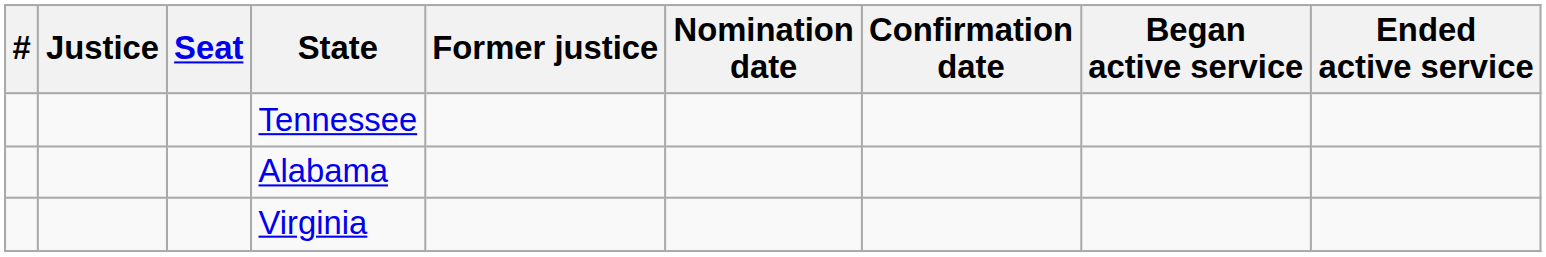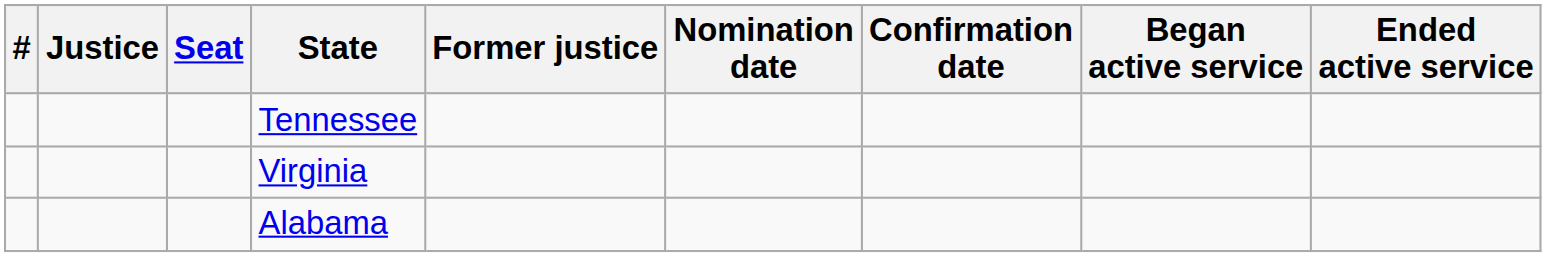rows swapped: (323, 171) <-> (313, 223)
